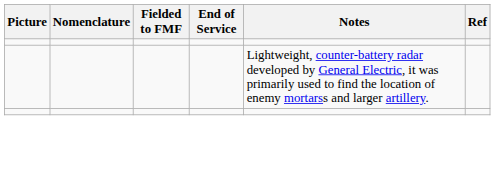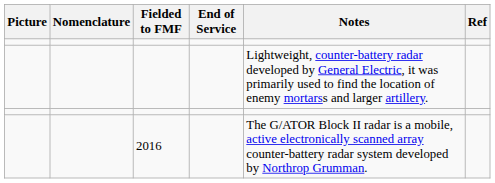+ row: (27, 146)
